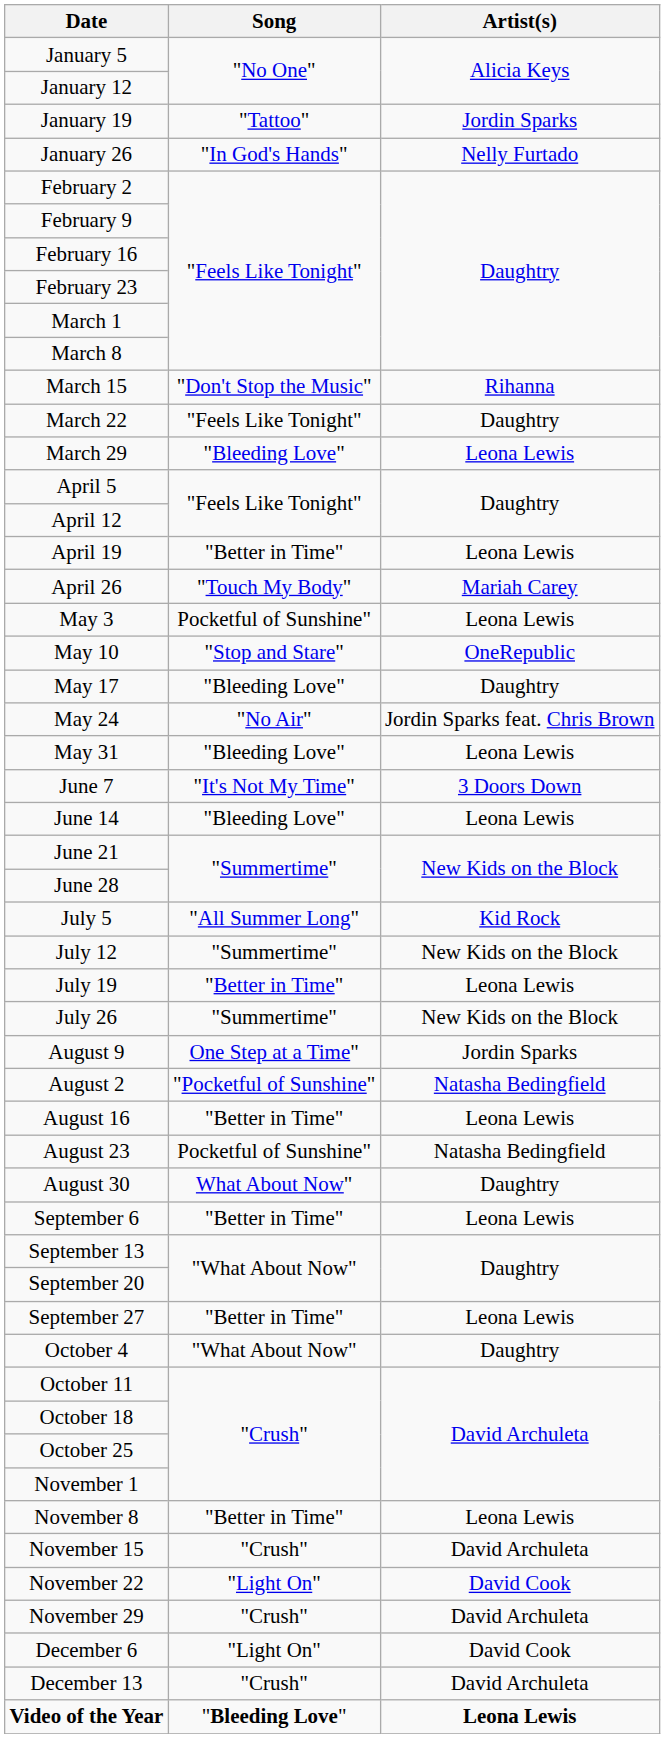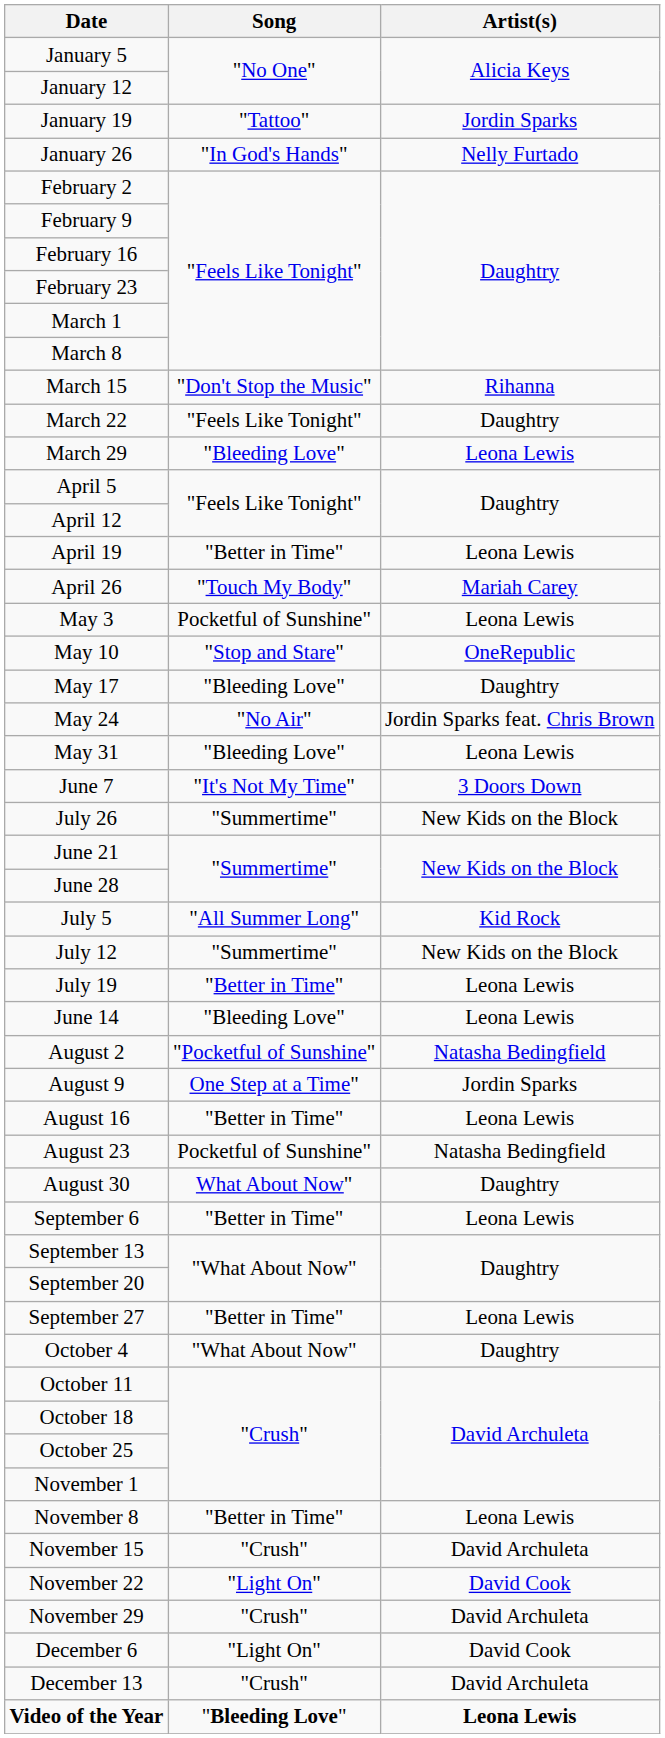rows swapped: (86, 818) <-> (86, 1018)
rows swapped: (86, 1084) <-> (86, 1051)
